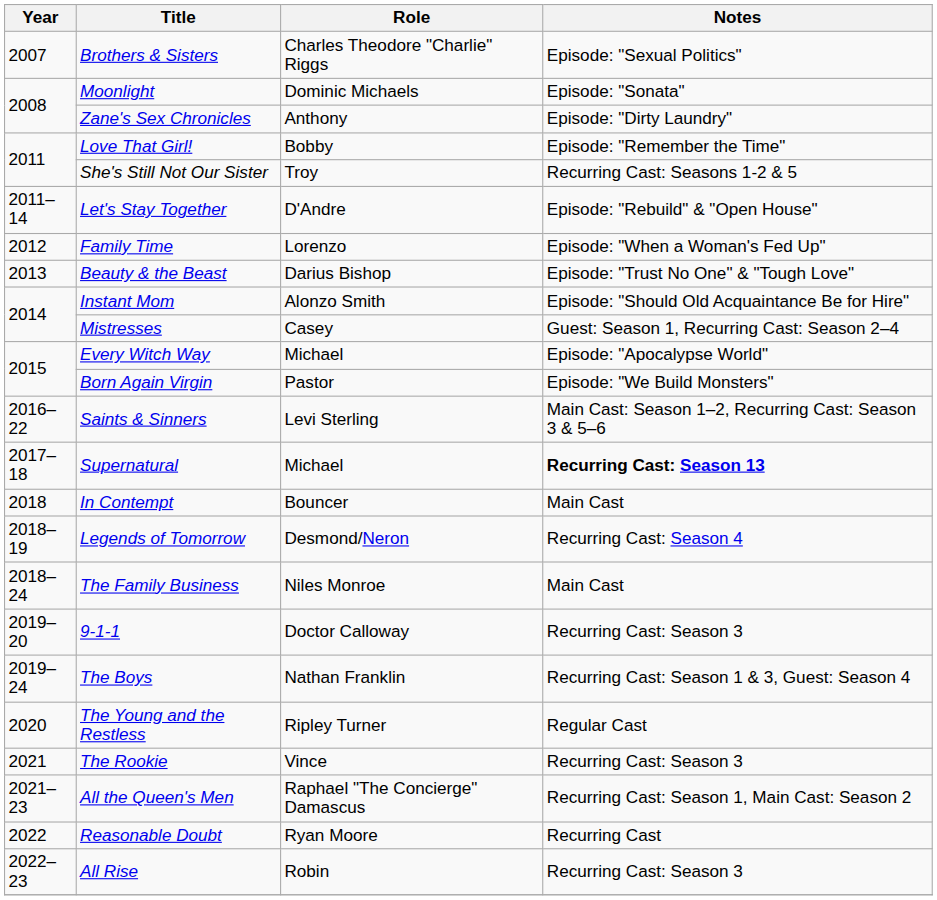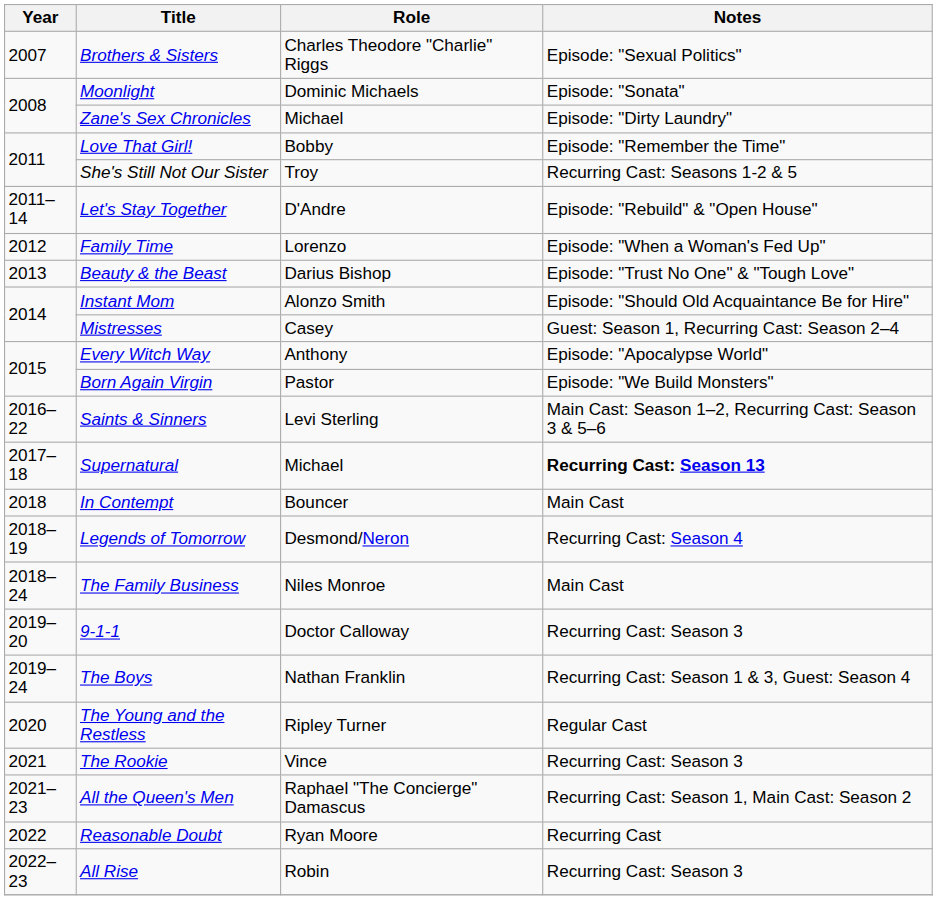(316, 118) Anthony -> (314, 118) Michael
(314, 355) Michael -> (316, 355) Anthony
